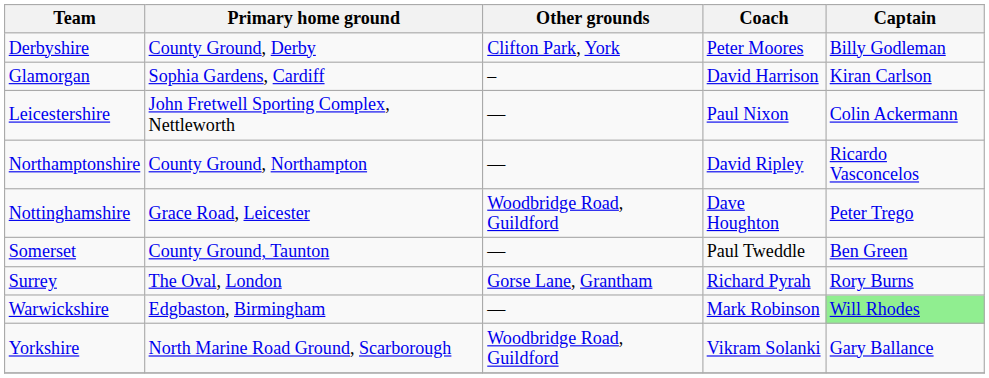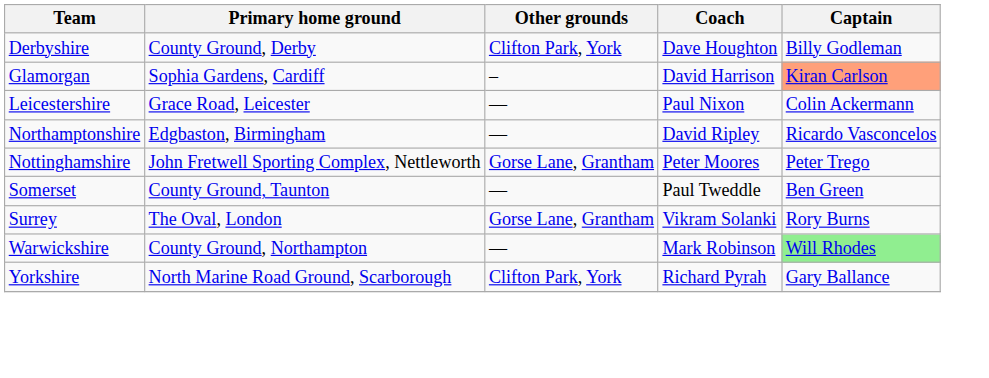(755, 47) Peter Moores -> (720, 47) Dave Houghton
(881, 76) no background -> (837, 76) lightsalmon background
(269, 115) John Fretwell Sporting Complex, Nettleworth -> (229, 104) Grace Road, Leicester
(258, 164) County Ground, Northampton -> (237, 133) Edgbaston, Birmingham
(229, 213) Grace Road, Leicester -> (315, 162) John Fretwell Sporting Complex, Nettleworth
(555, 213) Woodbridge Road, Guildford -> (571, 162) Gorse Lane, Grantham
(743, 213) Dave Houghton -> (711, 162) Peter Moores
(759, 280) Richard Pyrah -> (719, 219) Vikram Solanki
(237, 309) Edgbaston, Birmingham -> (258, 248) County Ground, Northampton
(555, 348) Woodbridge Road, Guildford -> (555, 276) Clifton Park, York
(764, 348) Vikram Solanki -> (714, 276) Richard Pyrah
